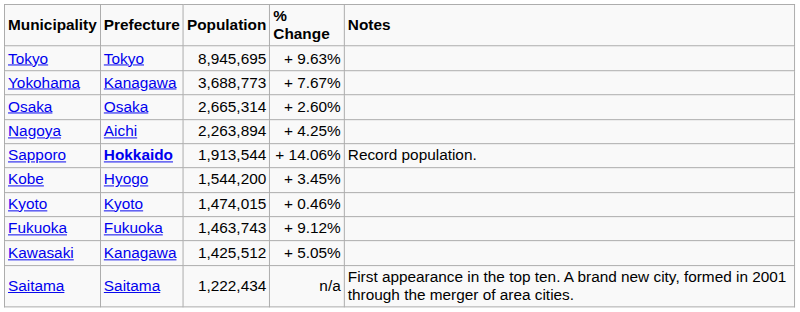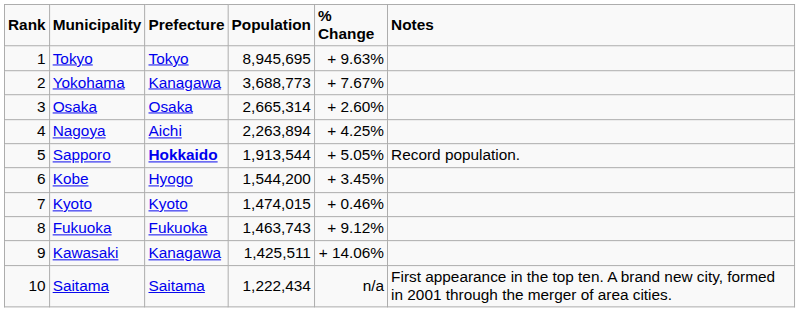+ column: (27, 25)
(308, 155) + 14.06% -> (356, 155) + 5.05%
(232, 253) 1,425,512 -> (277, 253) 1,425,511
(312, 253) + 5.05% -> (351, 253) + 14.06%
